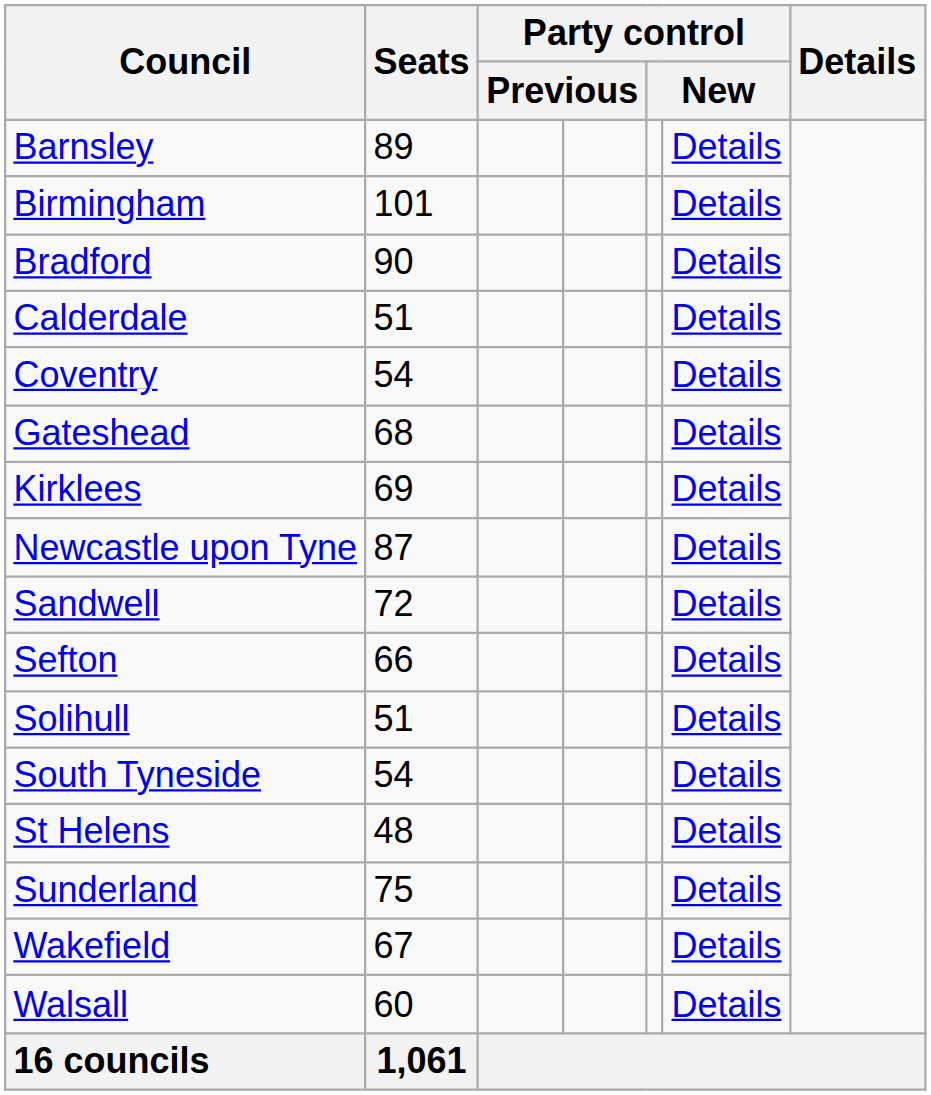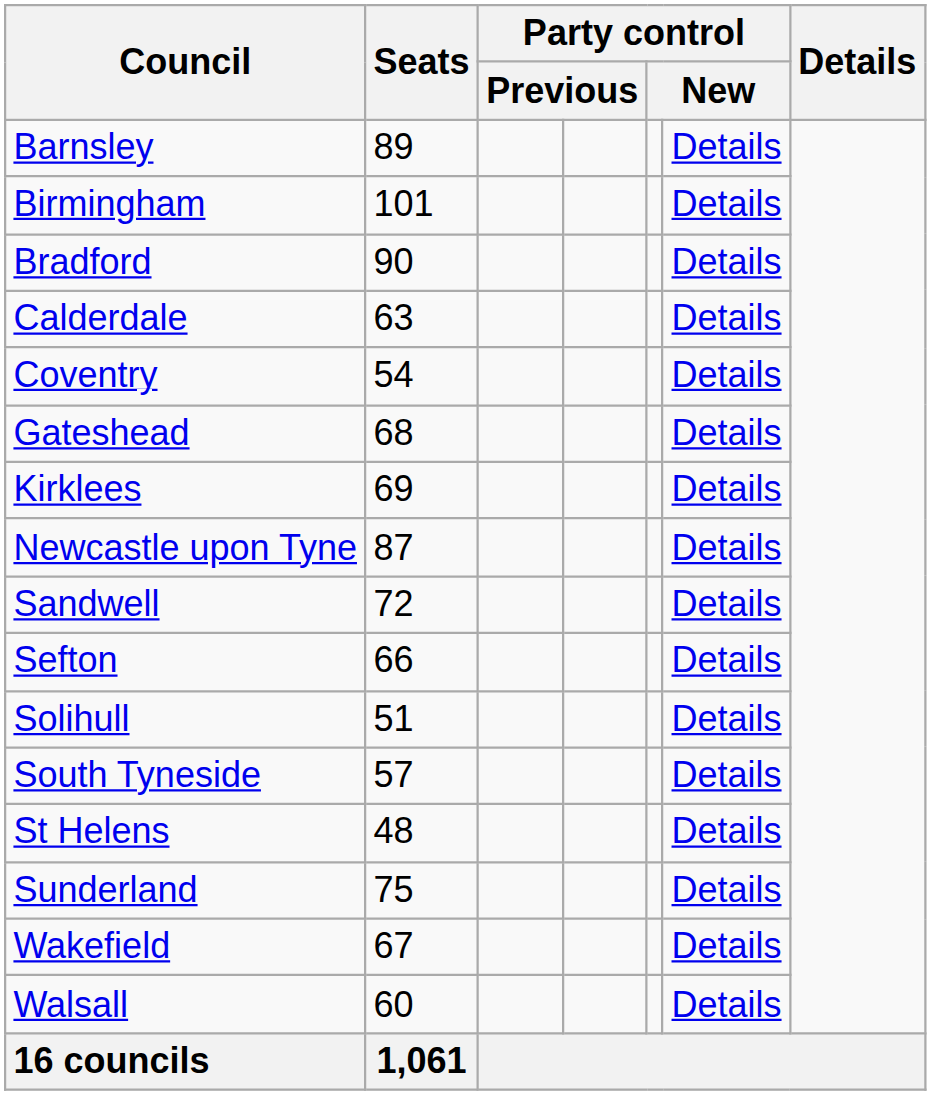(394, 318) 51 -> (394, 318) 63
(394, 775) 54 -> (394, 775) 57
